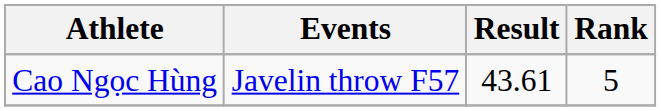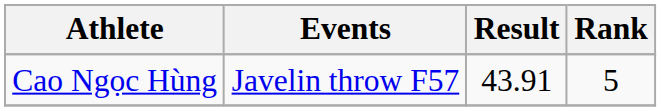(517, 79) 43.61 -> (517, 79) 43.91
